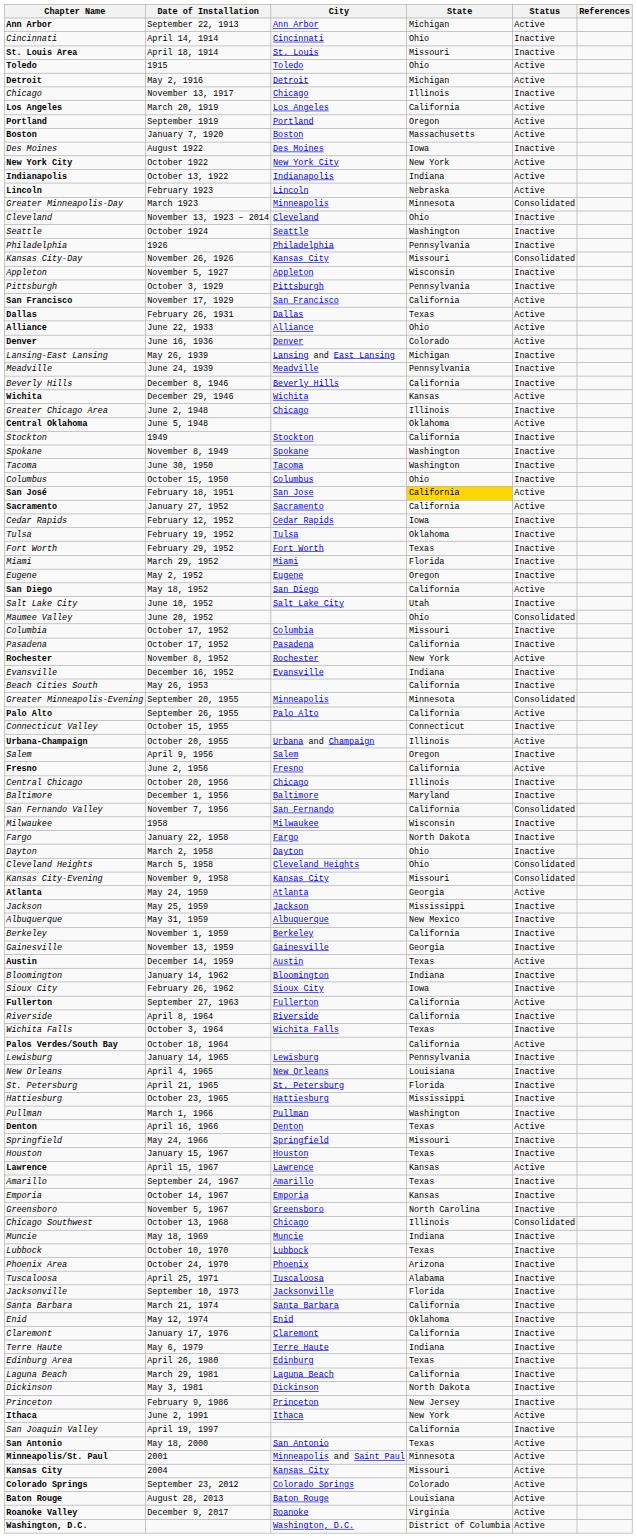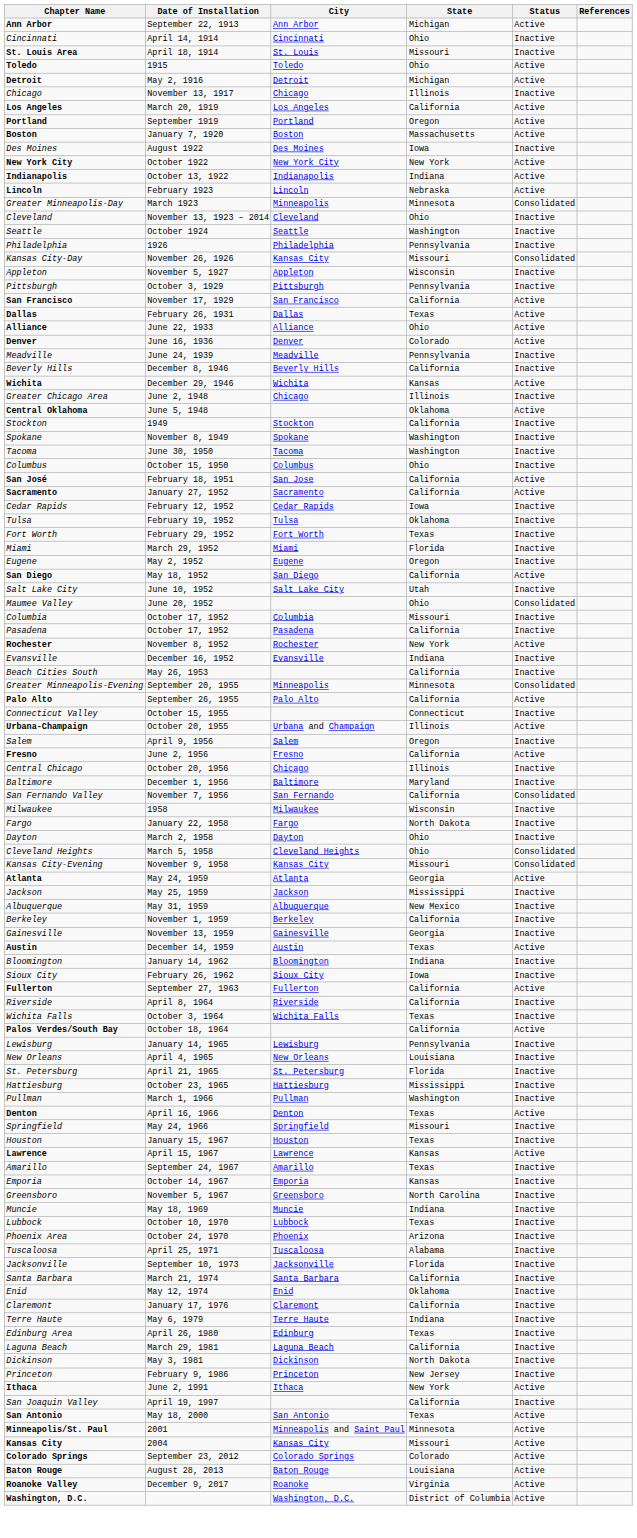- row: (57, 356)
(434, 493) gold background -> (434, 479) no background
- row: (49, 1223)
